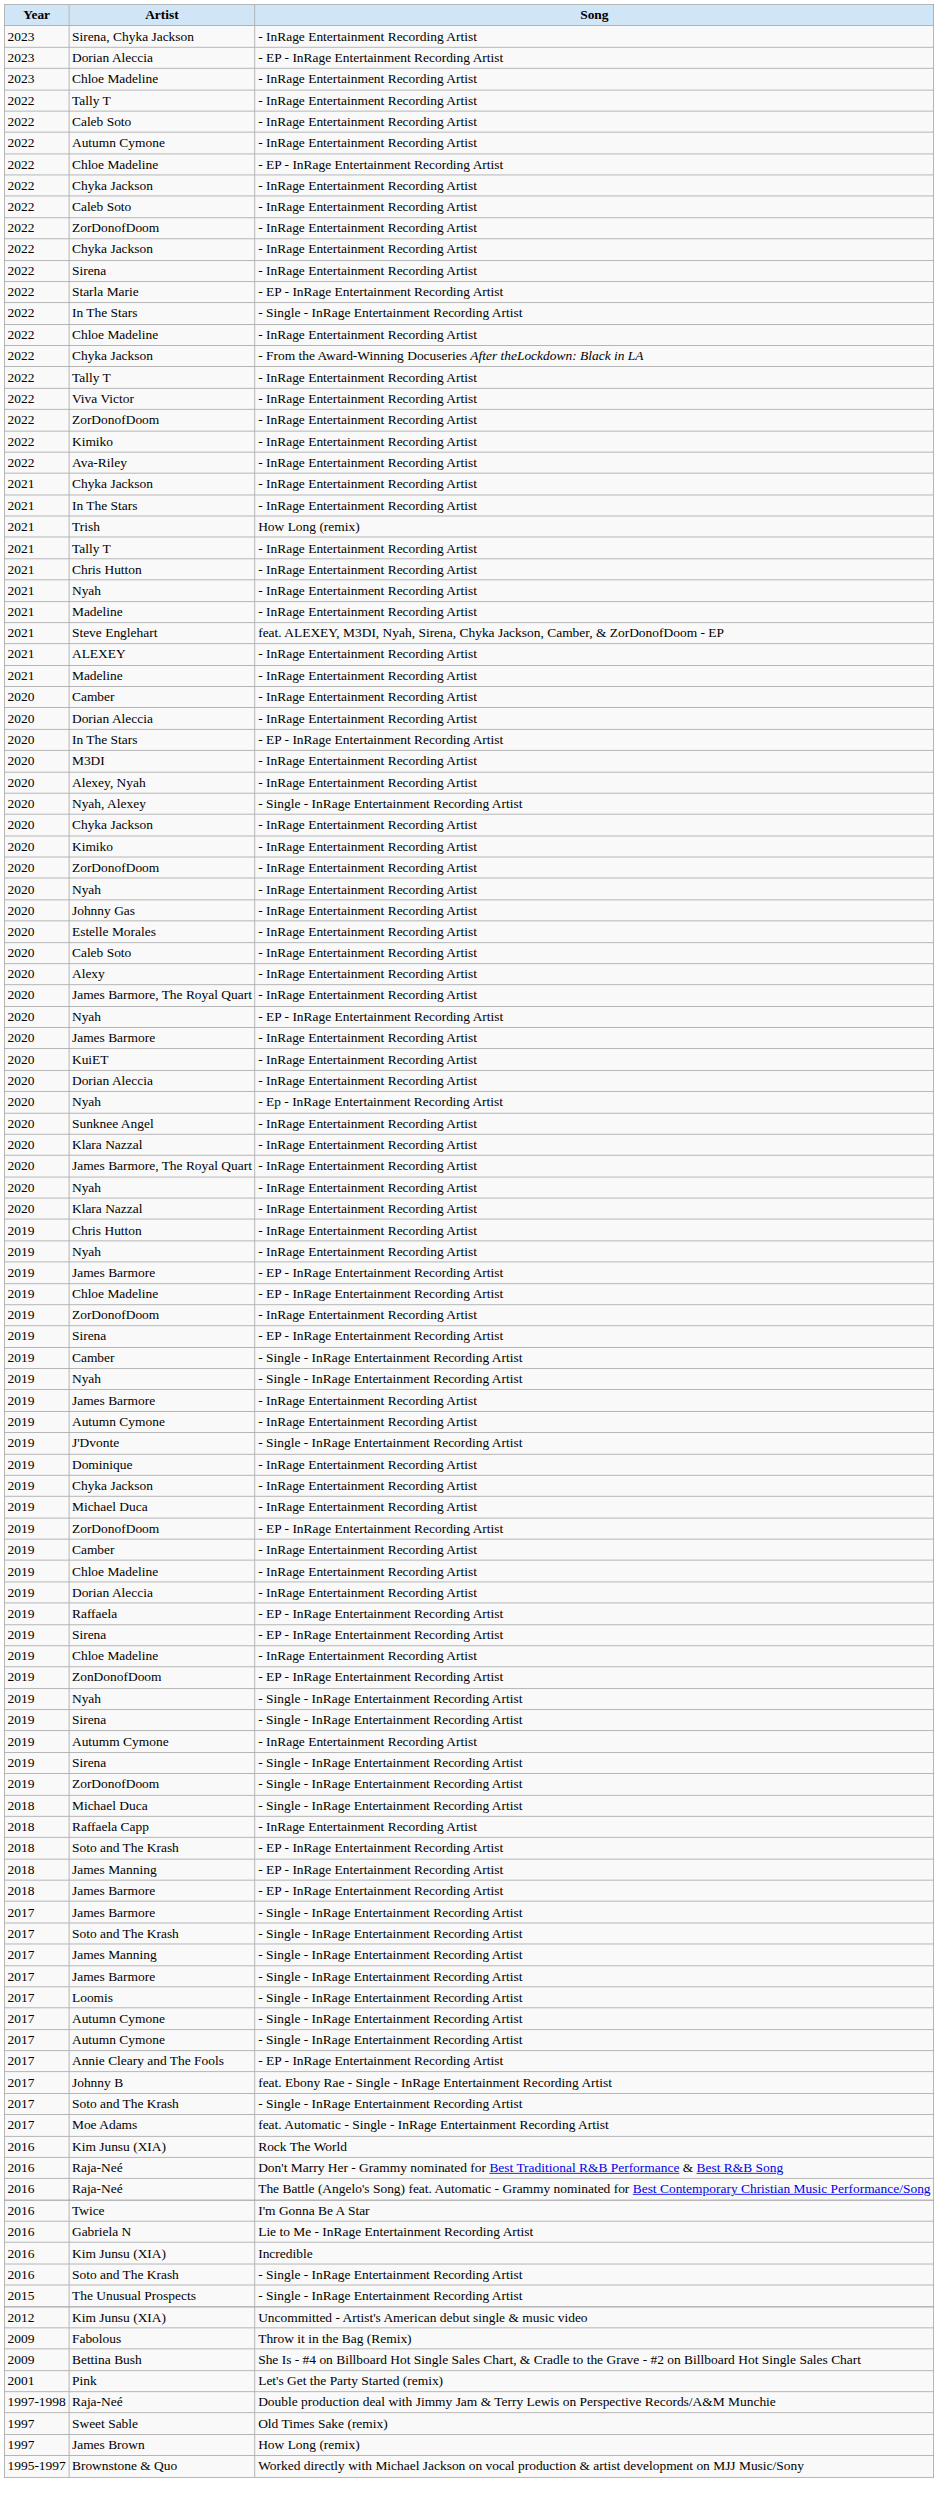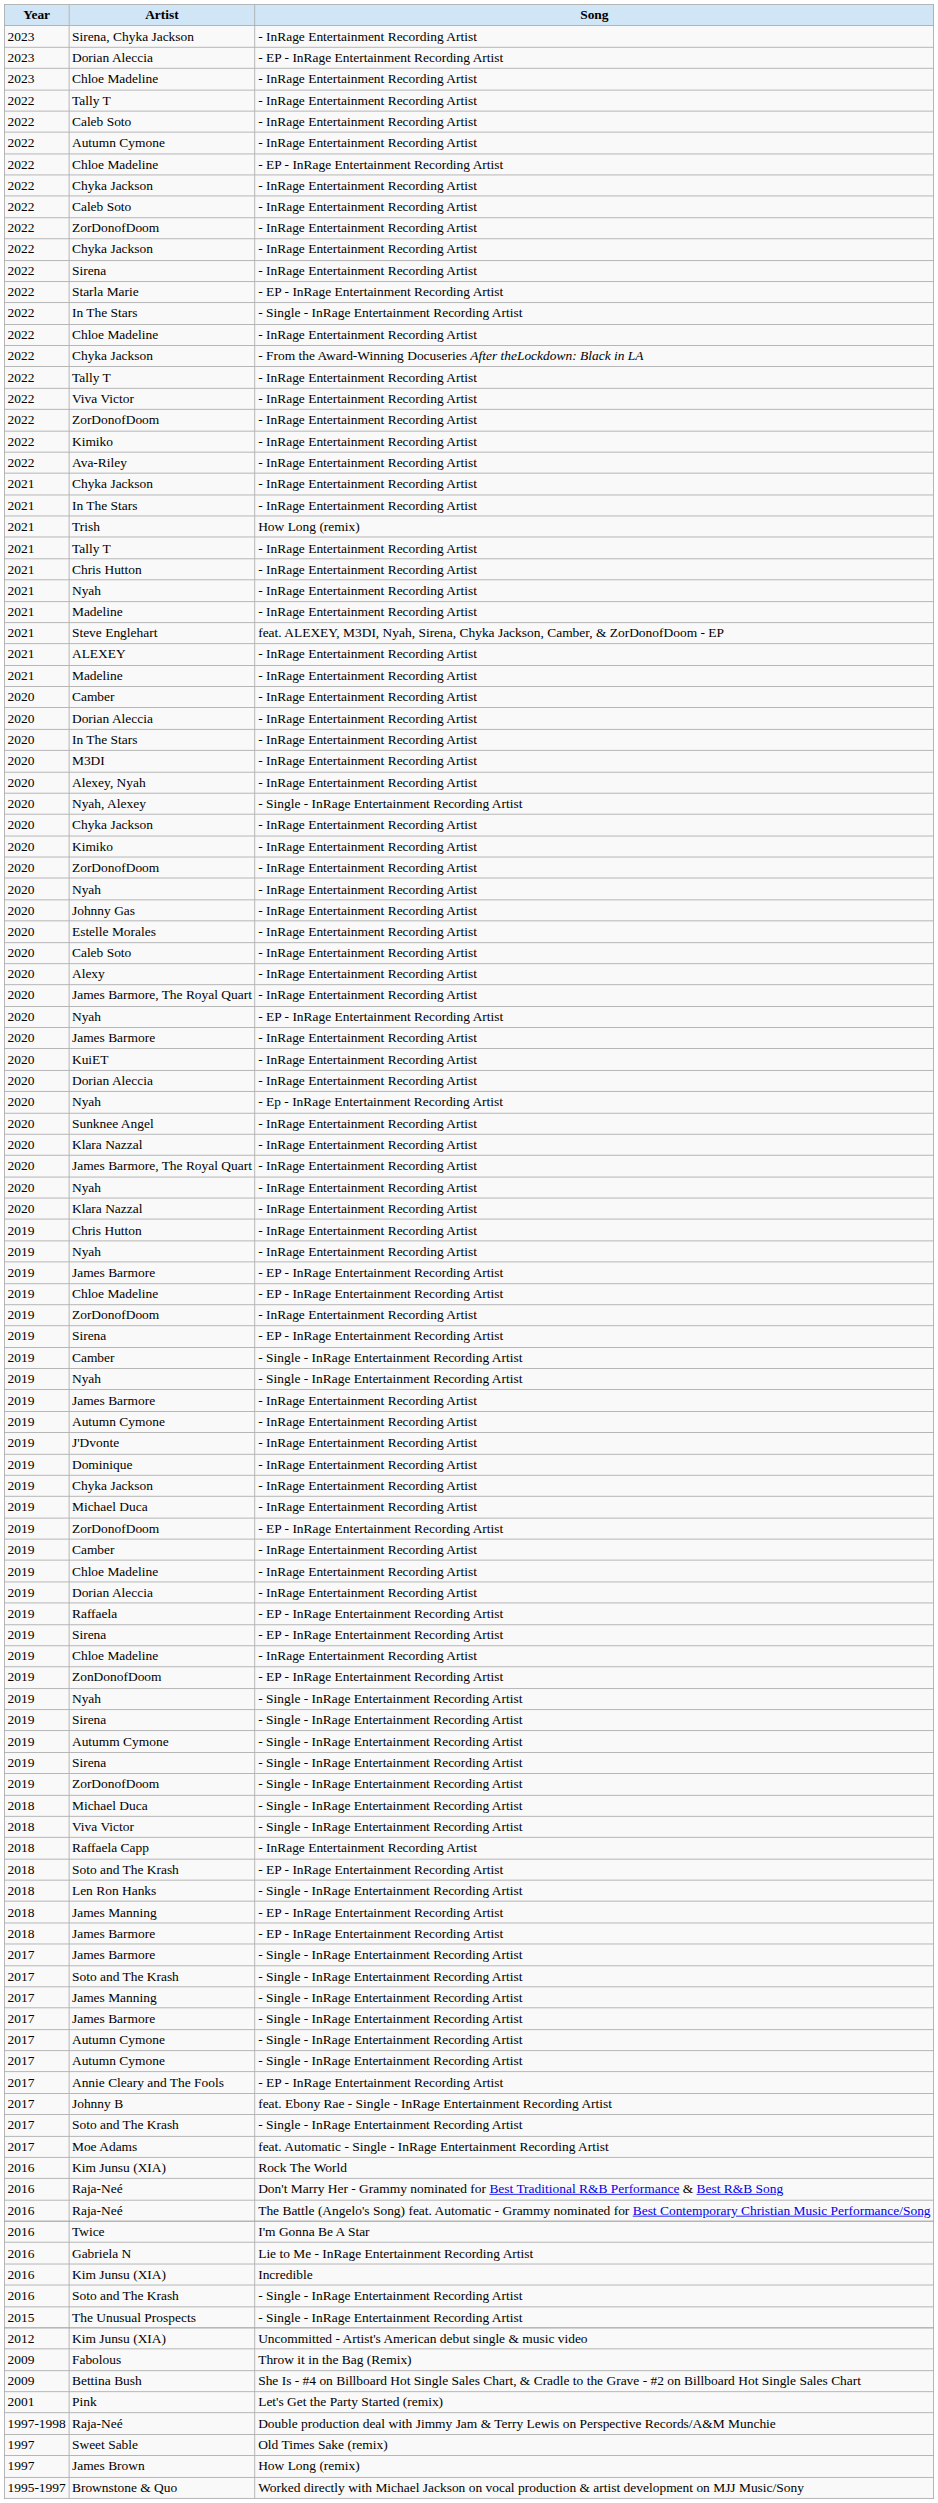(381, 739) - EP - InRage Entertainment Recording Artist -> (368, 739) - InRage Entertainment Recording Artist
(390, 1443) - Single - InRage Entertainment Recording Artist -> (368, 1443) - InRage Entertainment Recording Artist
(368, 1741) - InRage Entertainment Recording Artist -> (390, 1741) - Single - InRage Entertainment Recording Artist
+ row: (21, 1826)
+ row: (21, 1890)
- row: (21, 1997)
